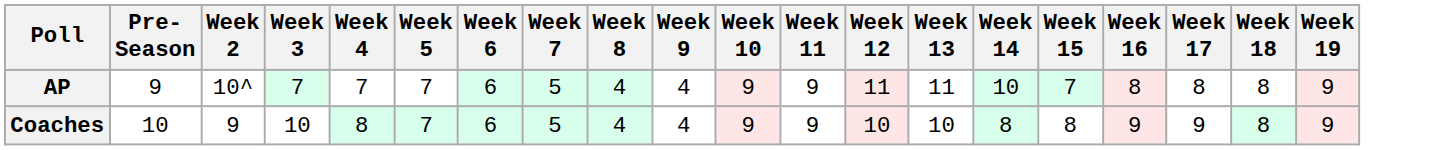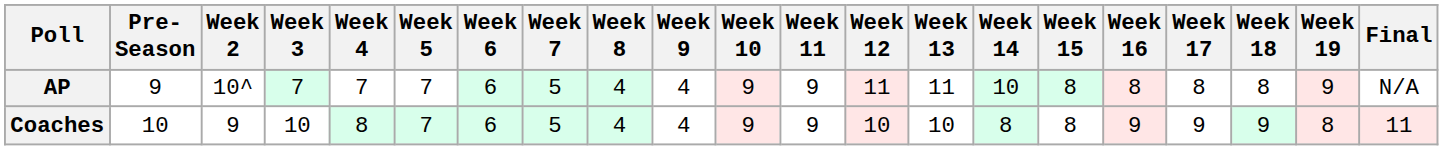+ column: (1399, 37)
(1070, 88) 7 -> (1070, 88) 8
(1263, 125) 8 -> (1263, 125) 9
(1328, 125) 9 -> (1328, 125) 8
